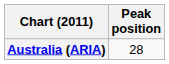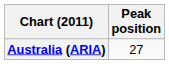(136, 49) 28 -> (136, 49) 27
